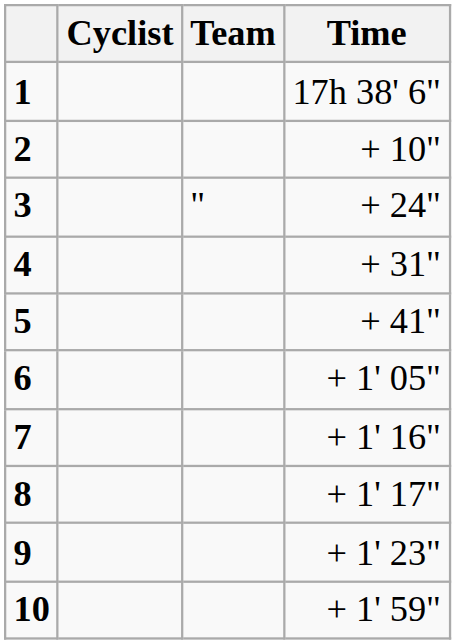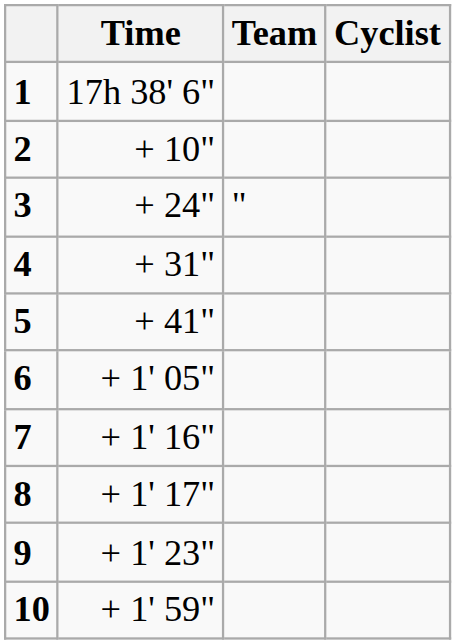columns swapped: (120, 33) <-> (367, 33)
